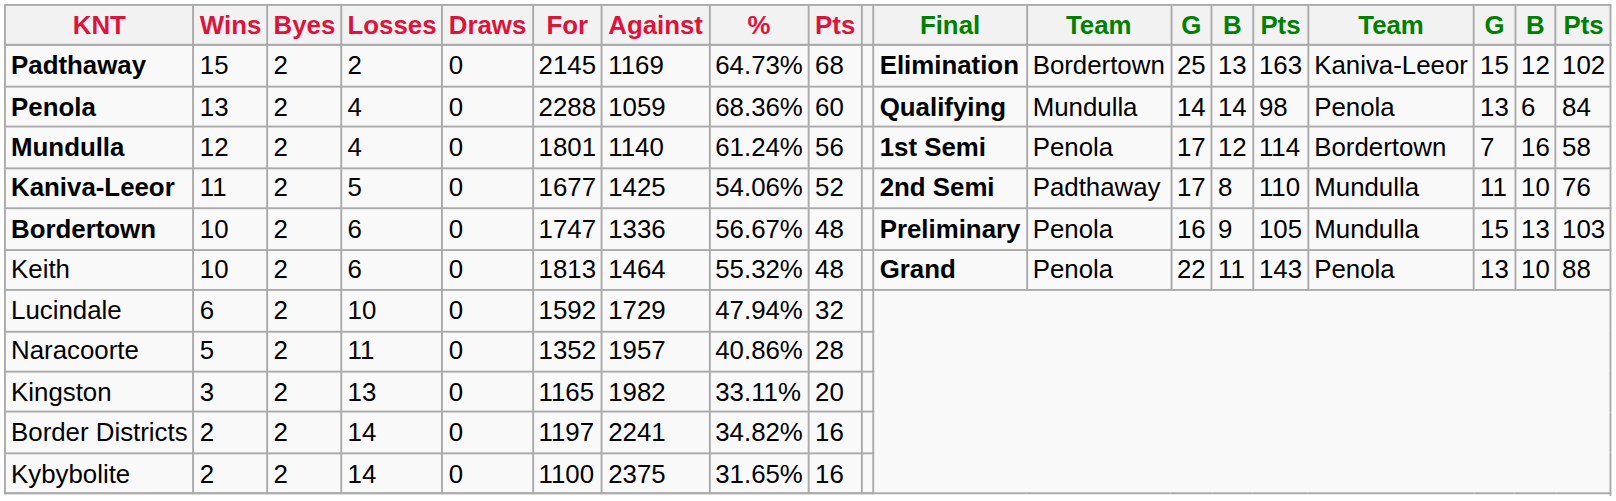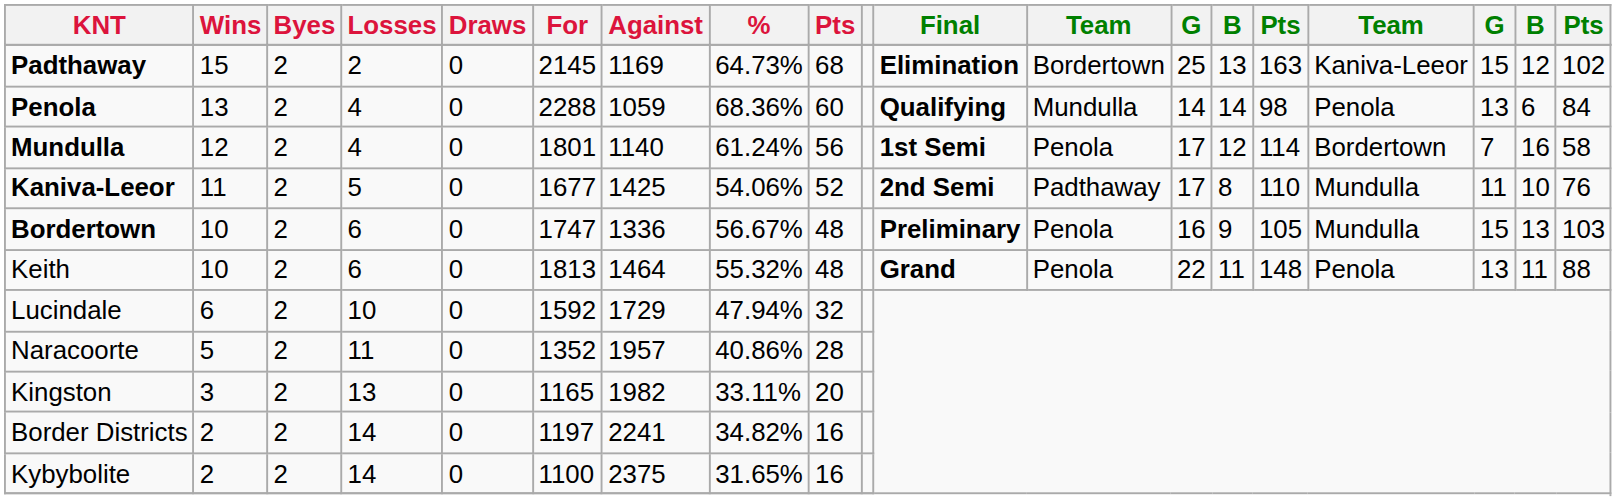(1280, 269) 143 -> (1280, 269) 148
(1535, 269) 10 -> (1535, 269) 11
